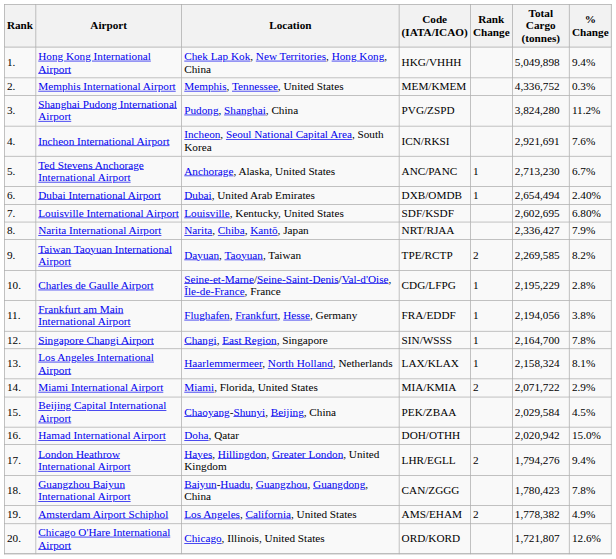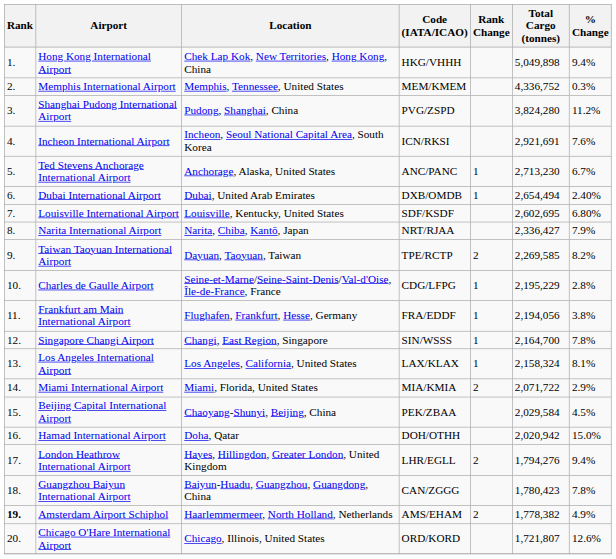(288, 363) Haarlemmermeer, North Holland, Netherlands -> (270, 363) Los Angeles, California, United States
(14, 514) normal -> (14, 514) bold
(270, 514) Los Angeles, California, United States -> (288, 514) Haarlemmermeer, North Holland, Netherlands
